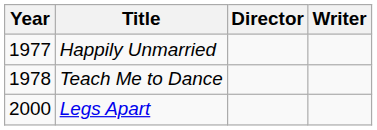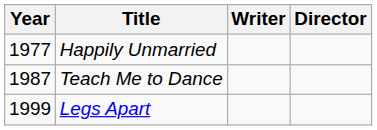columns swapped: (268, 19) <-> (340, 19)
(30, 79) 1978 -> (30, 79) 1987
(30, 109) 2000 -> (30, 109) 1999
